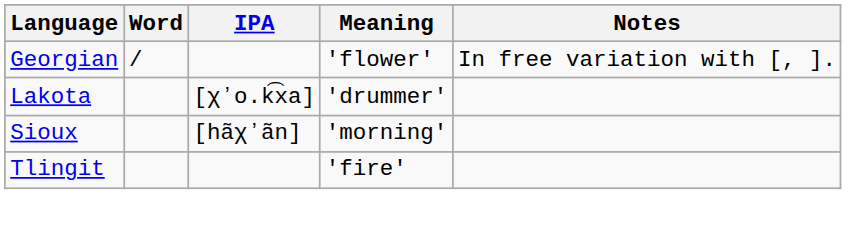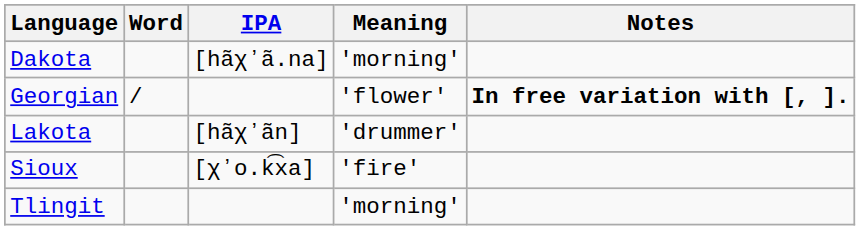+ row: (51, 60)
(647, 60) normal -> (660, 97) bold
(254, 97) [χʼo.k͡xa] -> (248, 133) [hãχʼãn]
(248, 133) [hãχʼãn] -> (254, 170) [χʼo.k͡xa]
(387, 133) 'morning' -> (380, 170) 'fire'
(366, 170) 'fire' -> (400, 206) 'morning'
